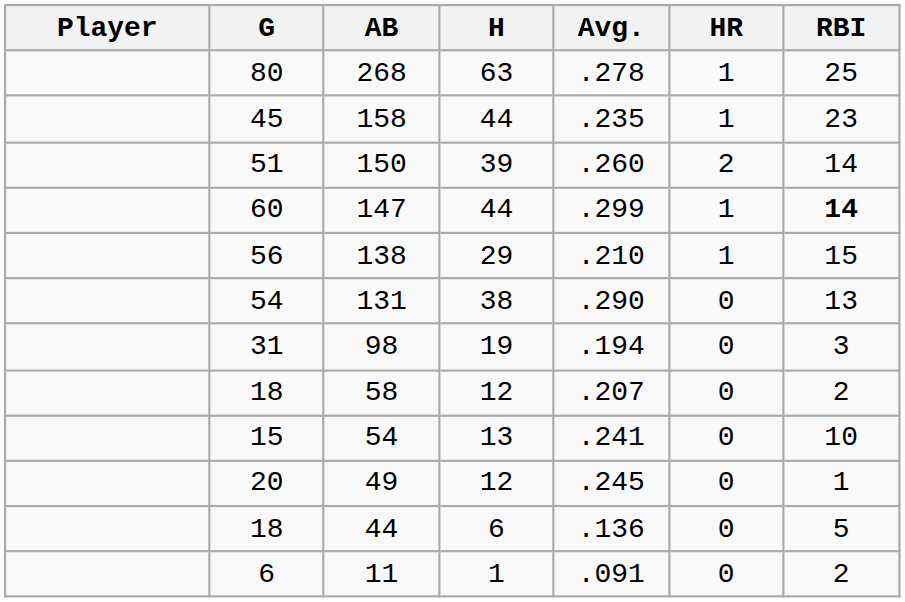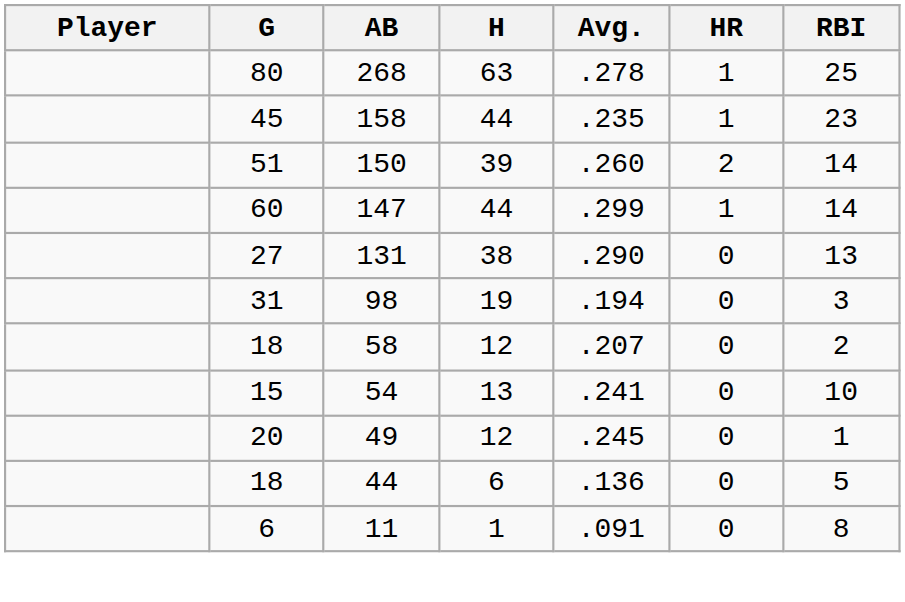(841, 210) bold -> (841, 210) normal
- row: (382, 256)
(267, 301) 54 -> (267, 256) 27
(841, 574) 2 -> (841, 529) 8
